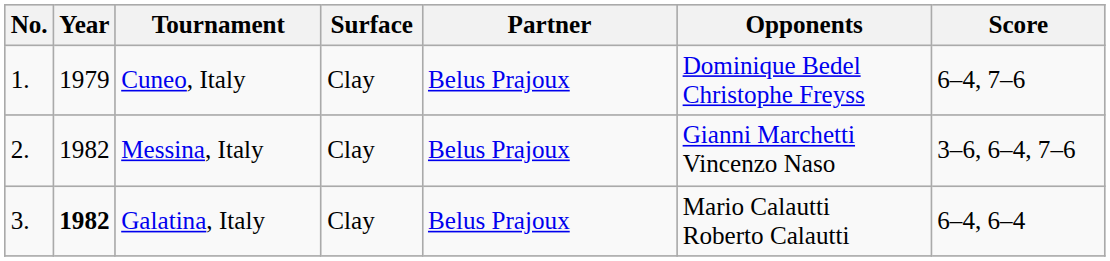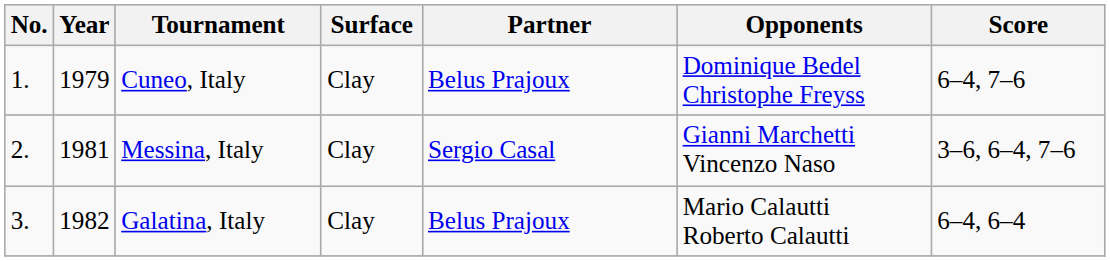(84, 149) 1982 -> (84, 149) 1981
(499, 149) Belus Prajoux -> (492, 149) Sergio Casal
(84, 219) bold -> (84, 219) normal
